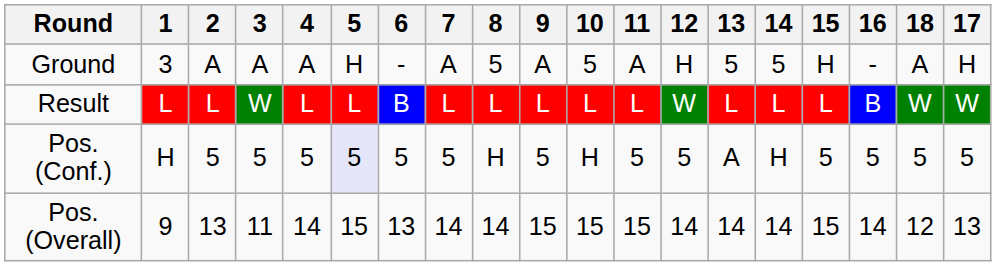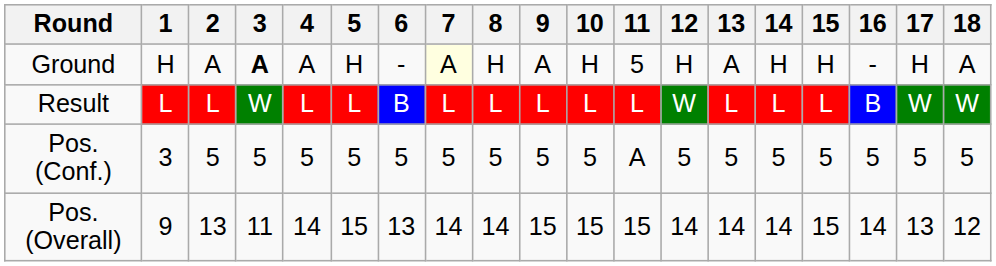columns swapped: (967, 24) <-> (920, 24)
(166, 64) 3 -> (166, 64) H
(260, 64) normal -> (260, 64) bold
(448, 64) no background -> (448, 64) lightyellow background
(496, 64) 5 -> (496, 64) H
(590, 64) 5 -> (590, 64) H
(637, 64) A -> (637, 64) 5
(731, 64) 5 -> (731, 64) A
(778, 64) 5 -> (778, 64) H
(166, 158) H -> (166, 158) 3
(354, 158) lavender background -> (354, 158) no background
(496, 158) H -> (496, 158) 5
(590, 158) H -> (590, 158) 5
(637, 158) 5 -> (637, 158) A
(731, 158) A -> (731, 158) 5
(778, 158) H -> (778, 158) 5
